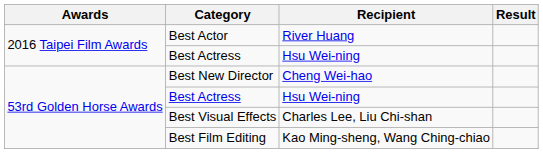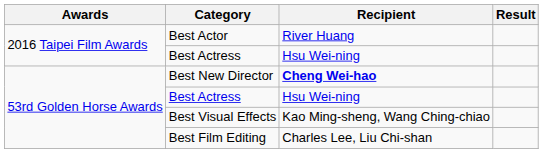(327, 76) normal -> (329, 76) bold
(357, 117) Charles Lee, Liu Chi-shan -> (386, 117) Kao Ming-sheng, Wang Ching-chiao
(386, 138) Kao Ming-sheng, Wang Ching-chiao -> (357, 138) Charles Lee, Liu Chi-shan
